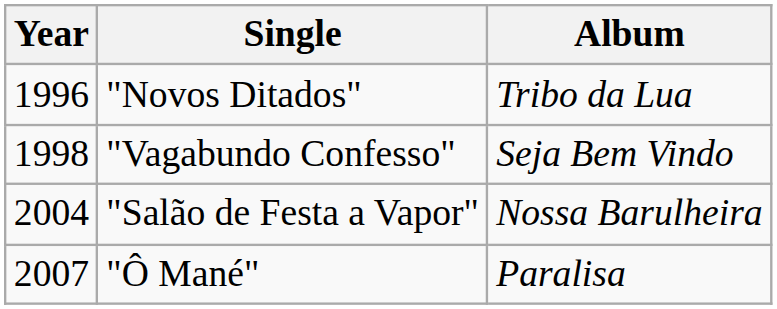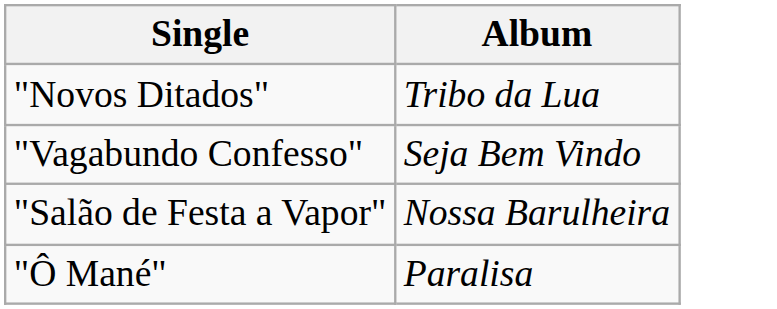- column: (51, 34)
